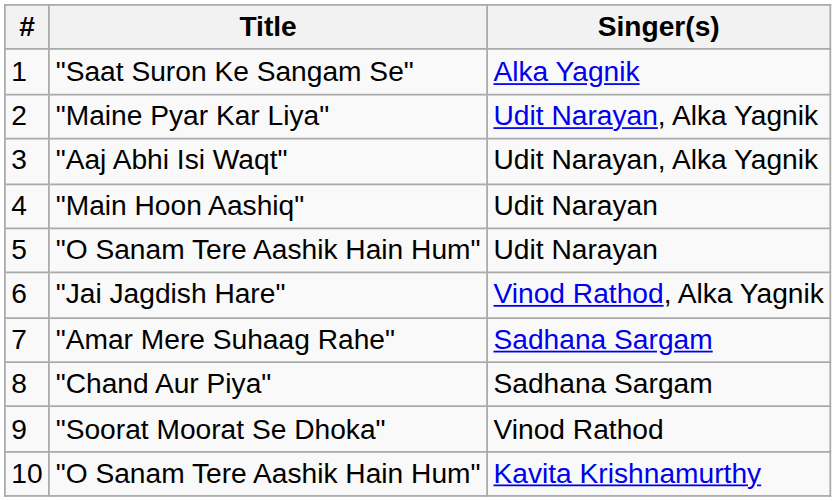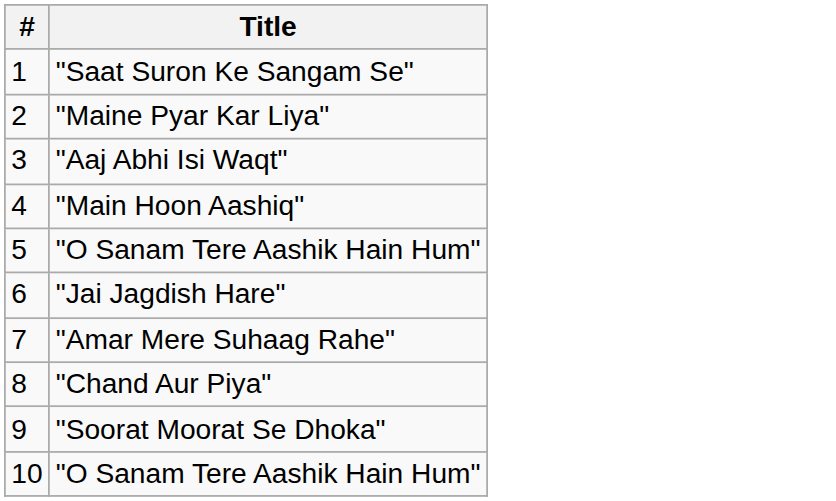- column: (659, 26)
